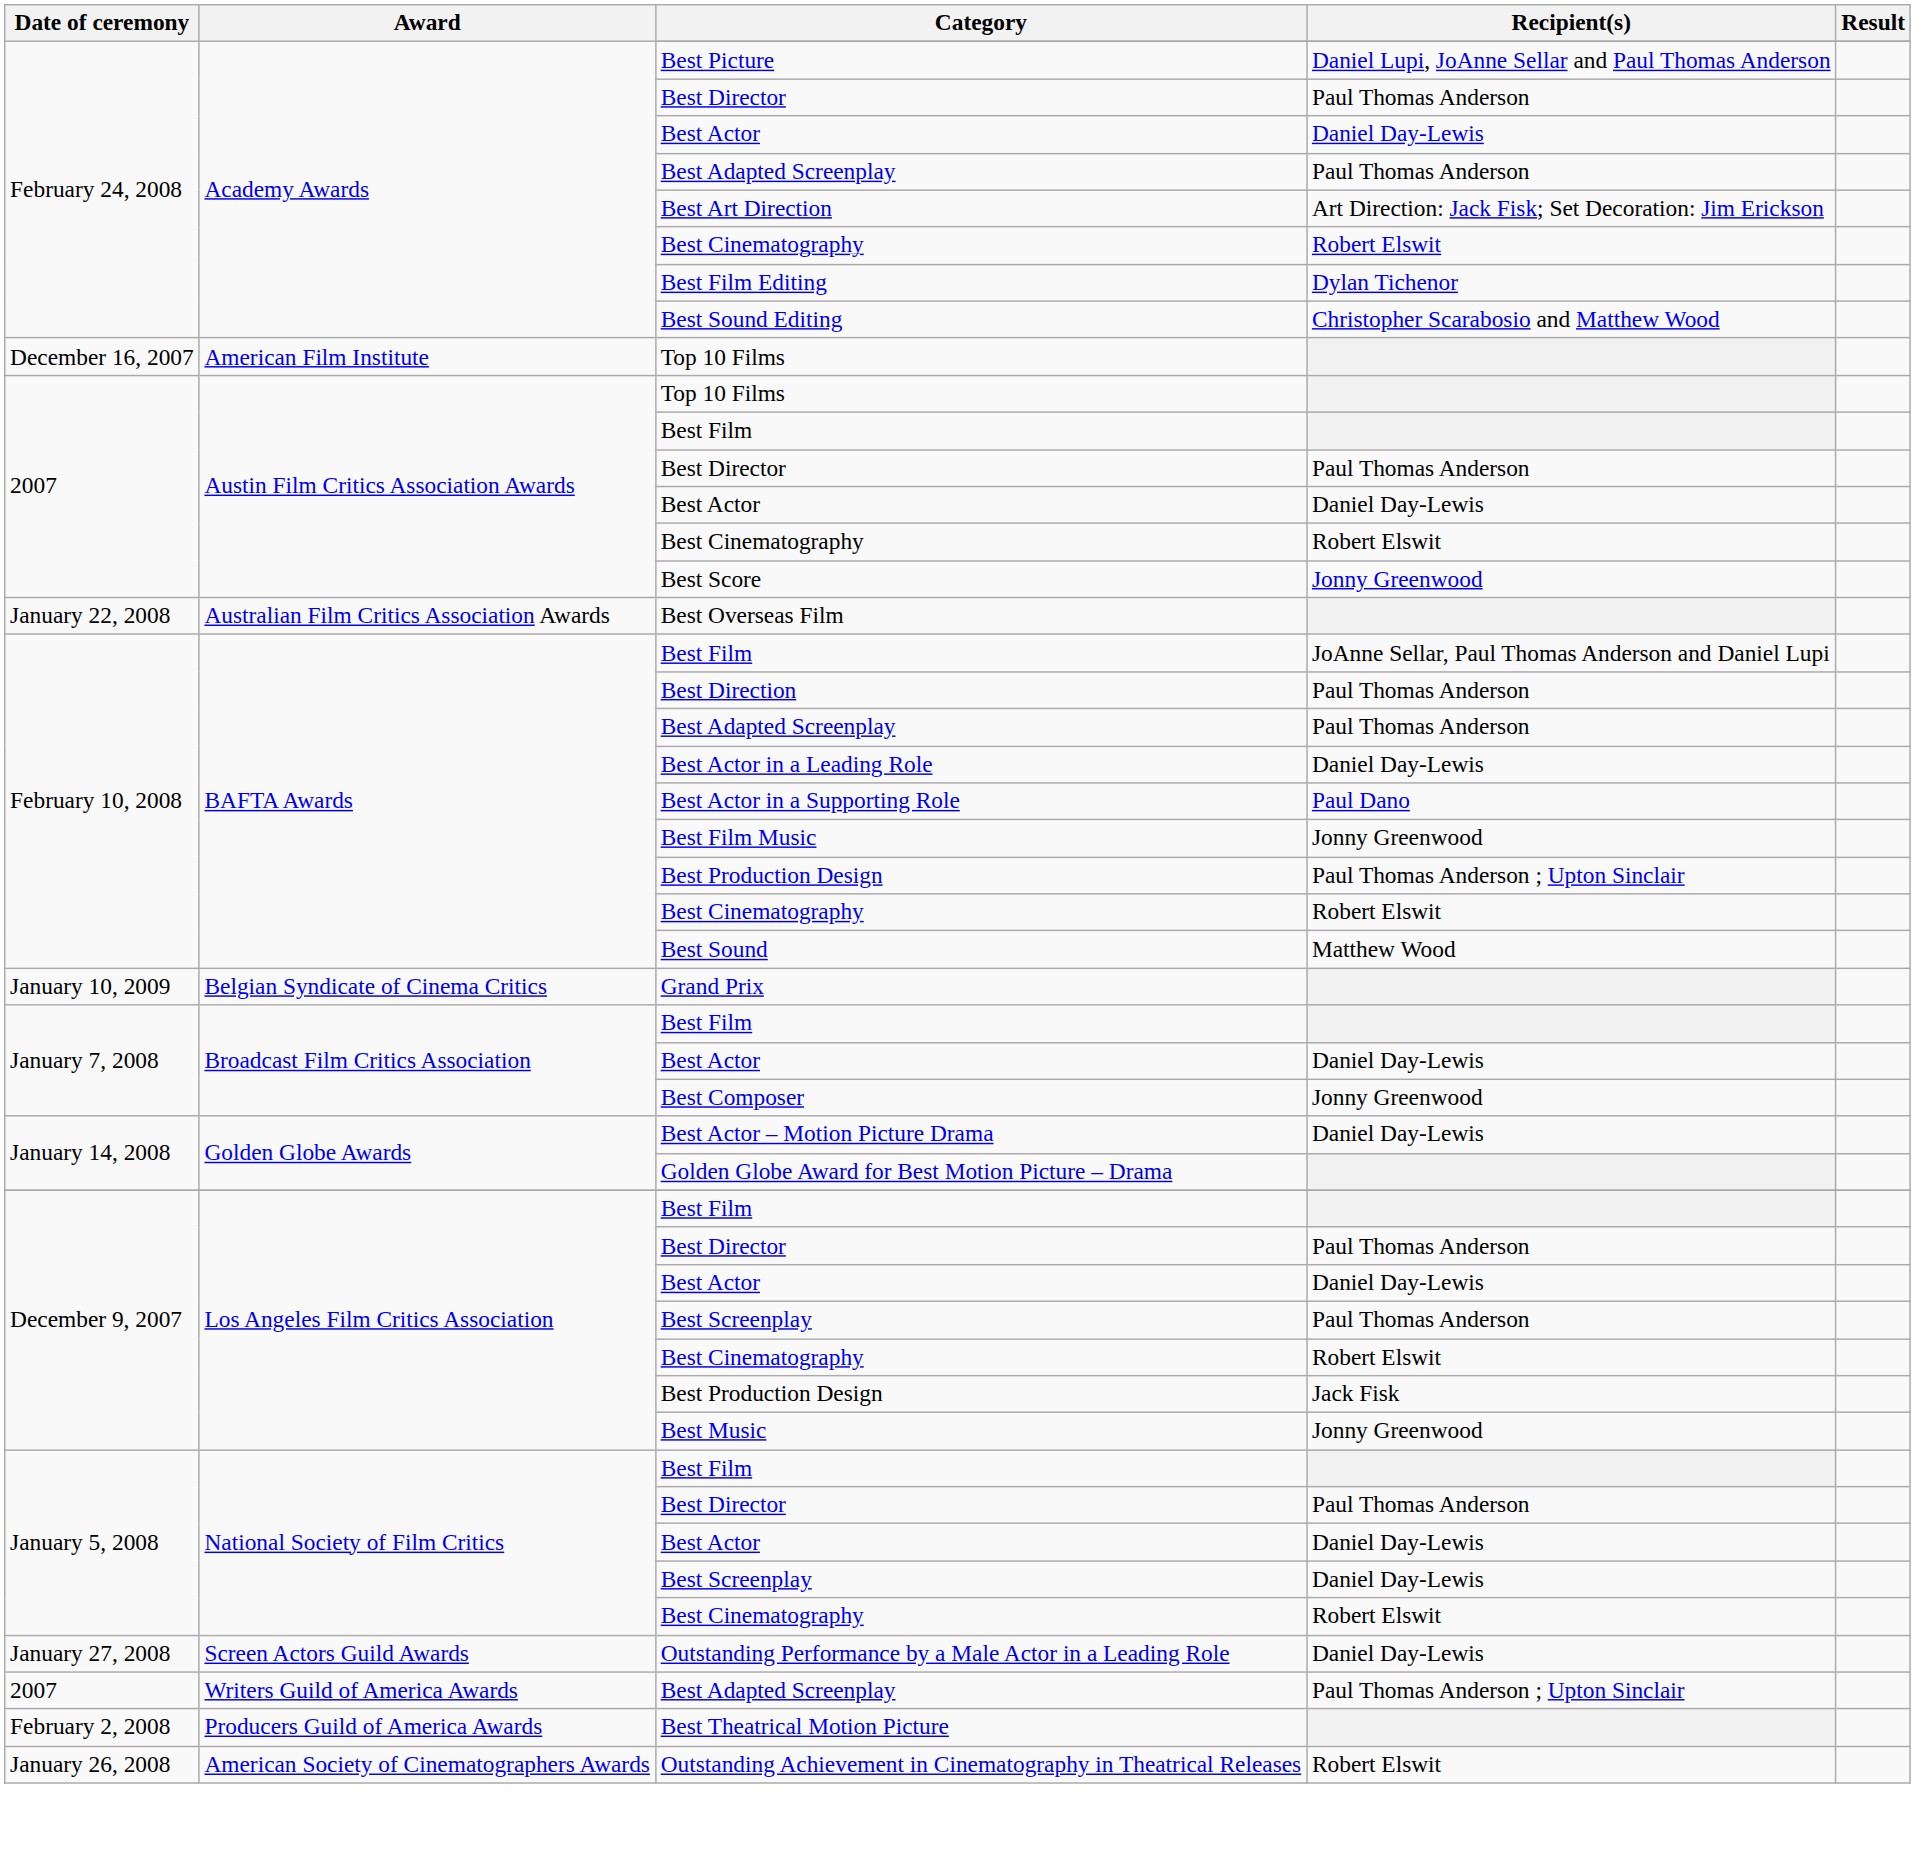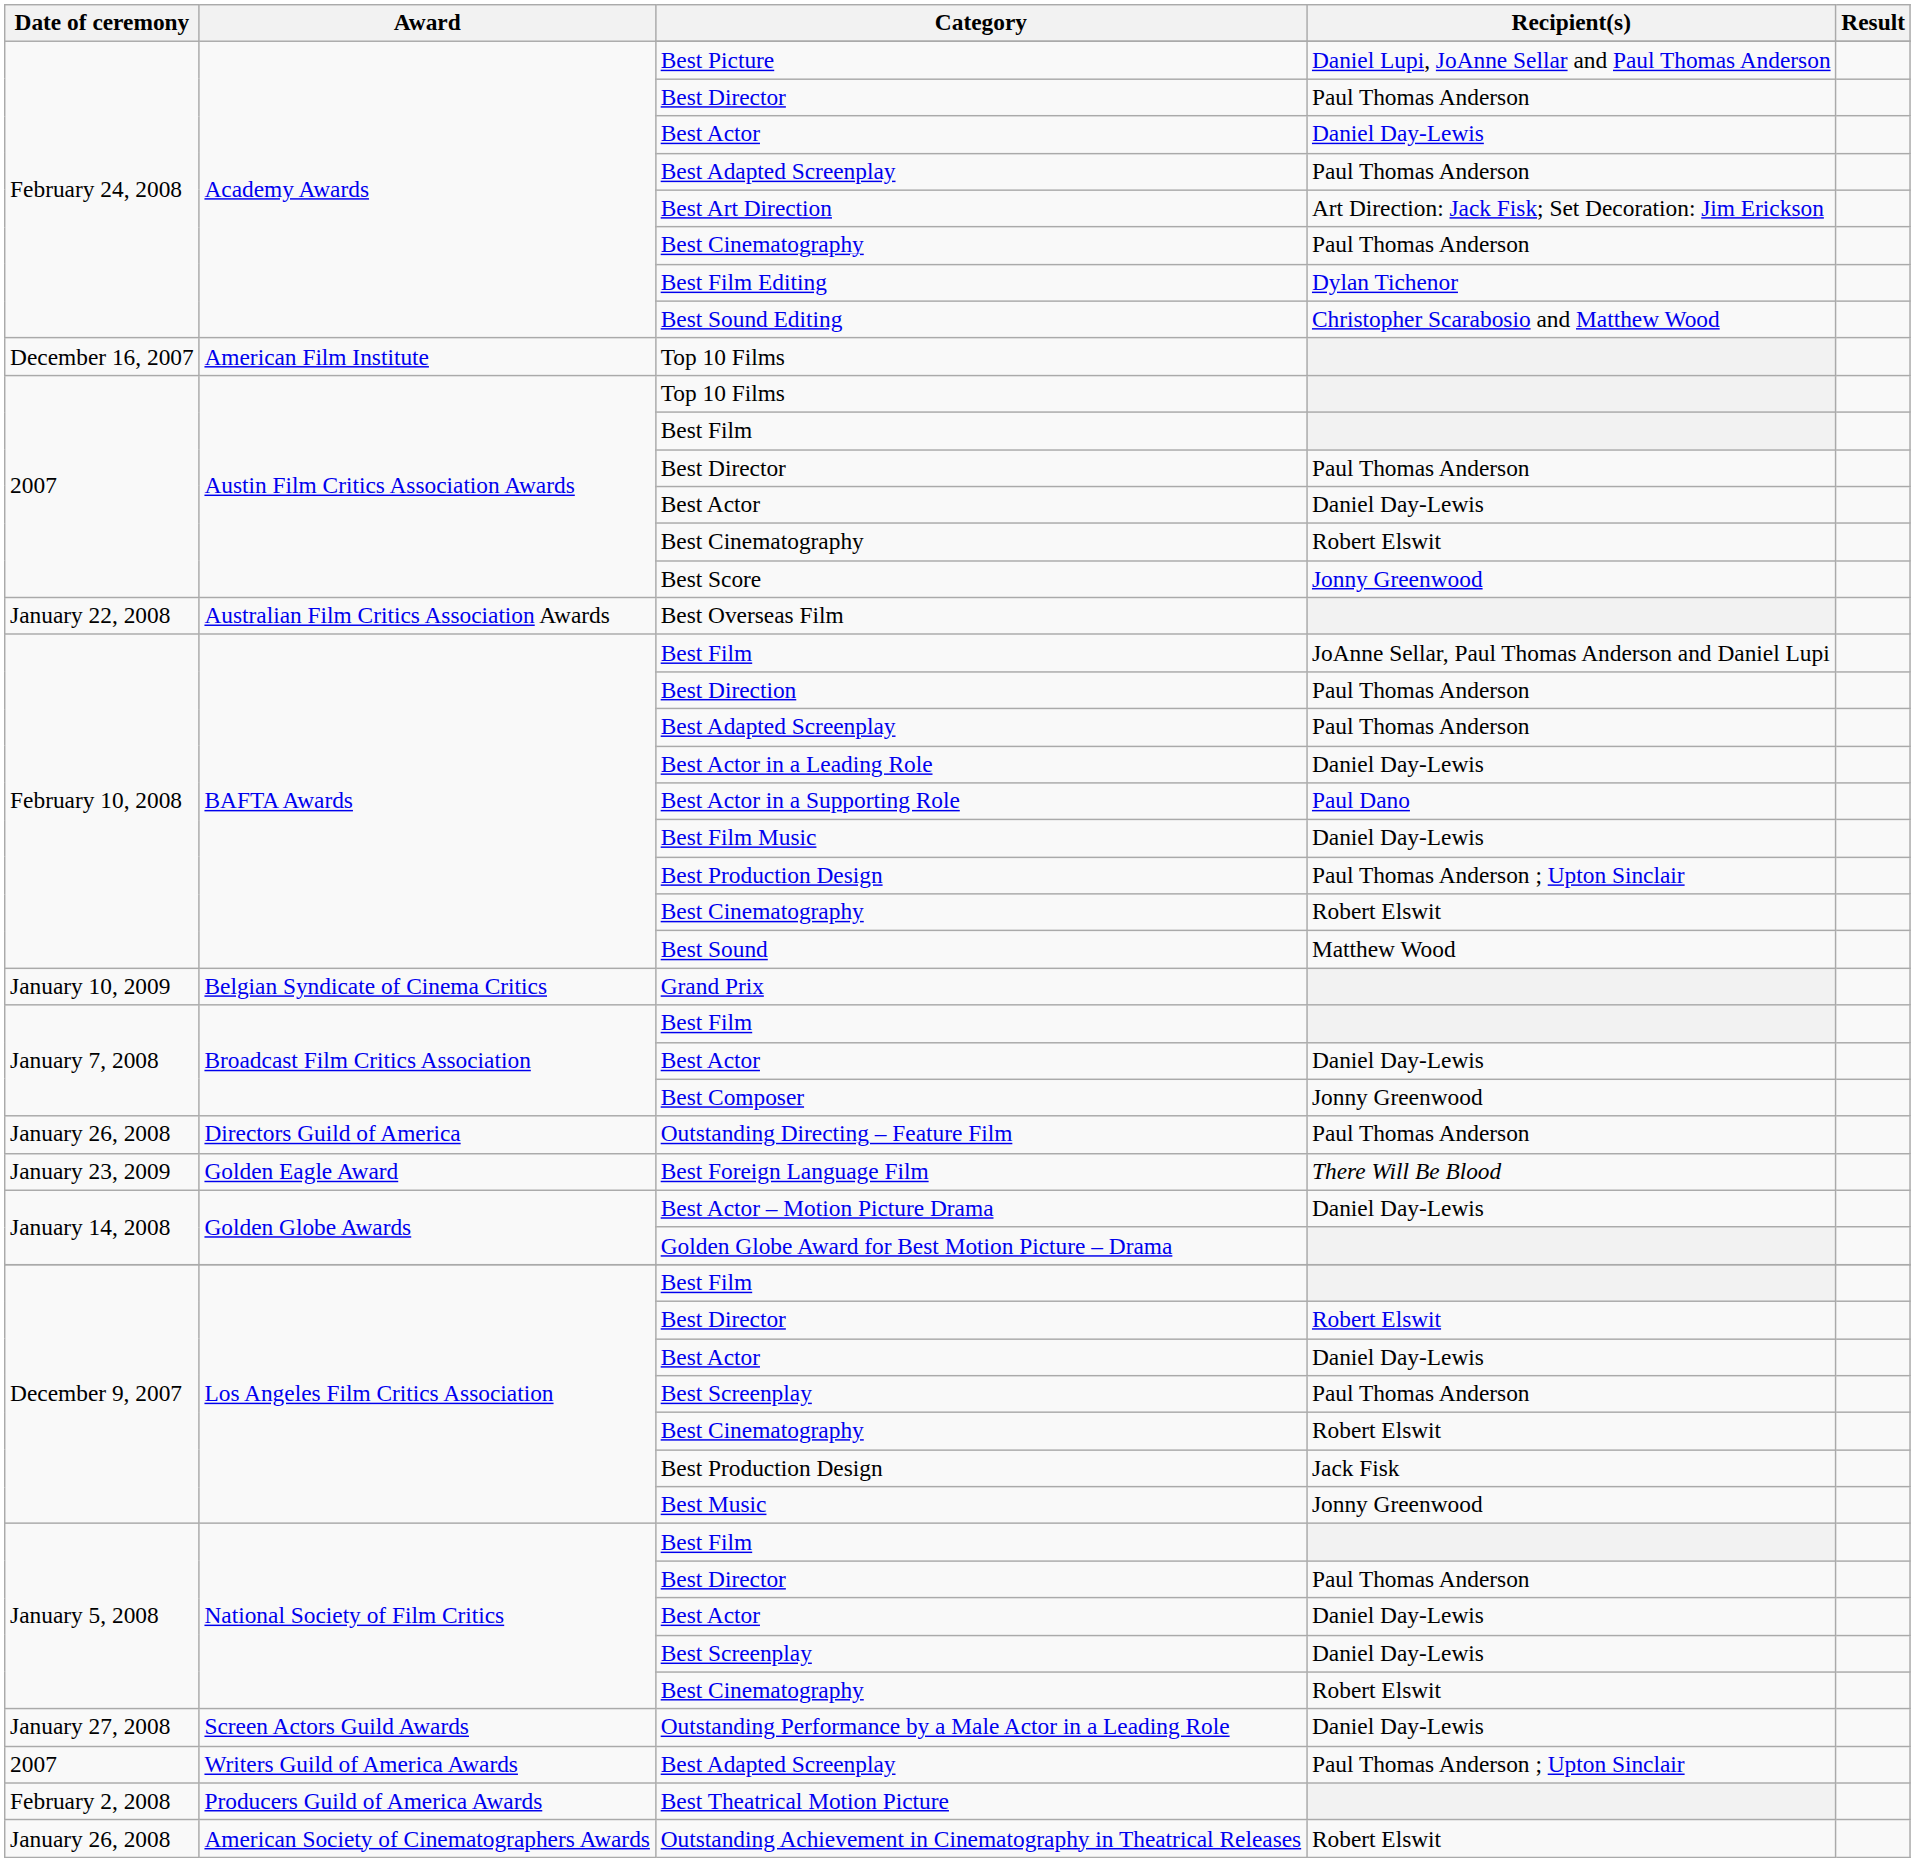(1377, 245) Robert Elswit -> (1421, 245) Paul Thomas Anderson
(1397, 838) Jonny Greenwood -> (1398, 838) Daniel Day-Lewis
+ row: (333, 1134)
+ row: (301, 1171)
(1421, 1245) Paul Thomas Anderson -> (1377, 1319) Robert Elswit
